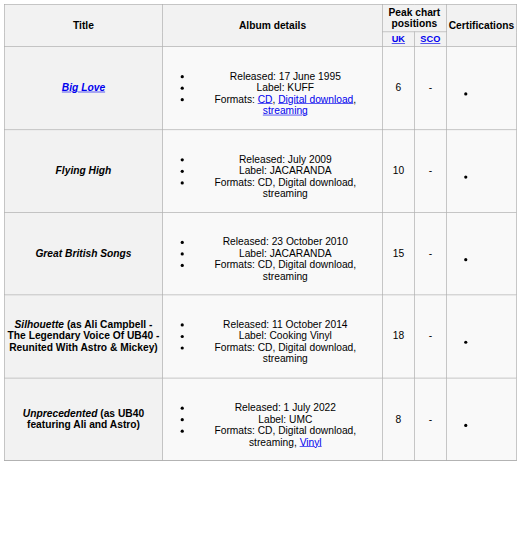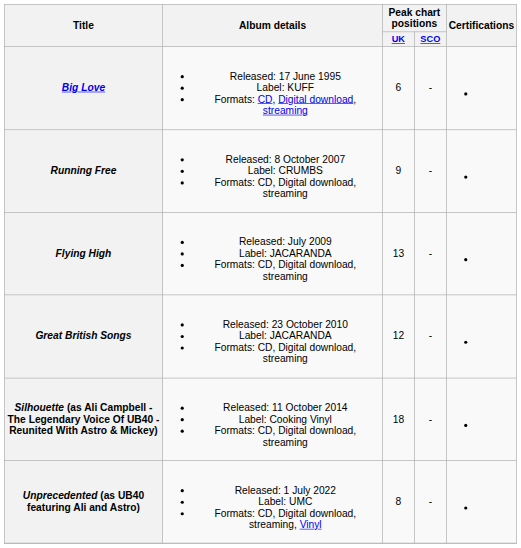+ row: (83, 171)
(398, 171) 10 -> (398, 253) 13
(398, 253) 15 -> (398, 336) 12
